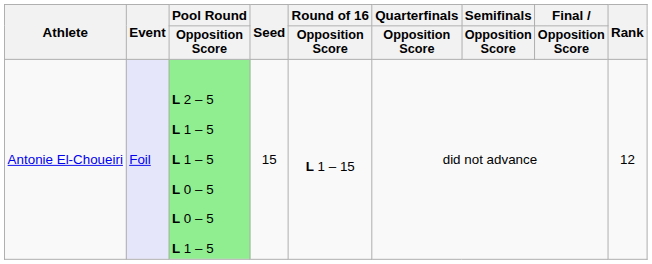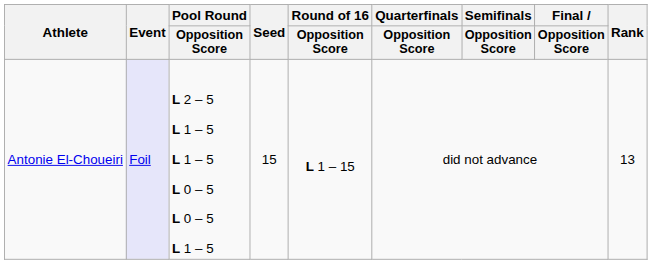(193, 175) lightgreen background -> (193, 175) no background
(627, 160) 12 -> (627, 160) 13
